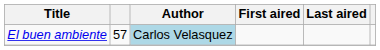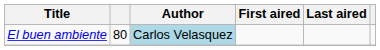(120, 34) 57 -> (120, 34) 80
